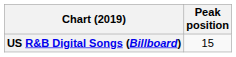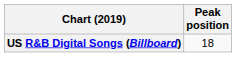(208, 43) 15 -> (208, 43) 18
